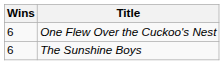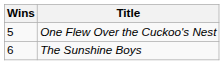(10, 32) 6 -> (10, 32) 5
